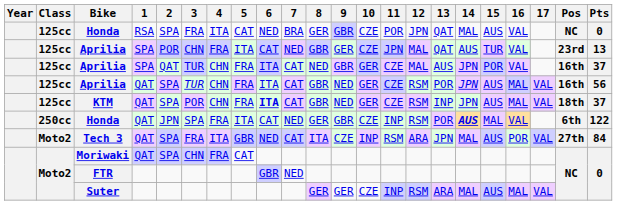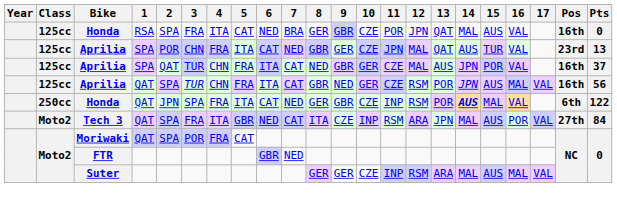(571, 31) NC -> (571, 31) 16th
- row: (103, 102)
(194, 156) CHN -> (194, 138) POR
